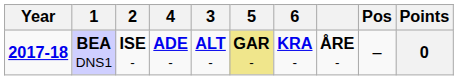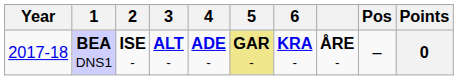columns swapped: (211, 17) <-> (171, 17)
(38, 52) bold -> (38, 52) normal
